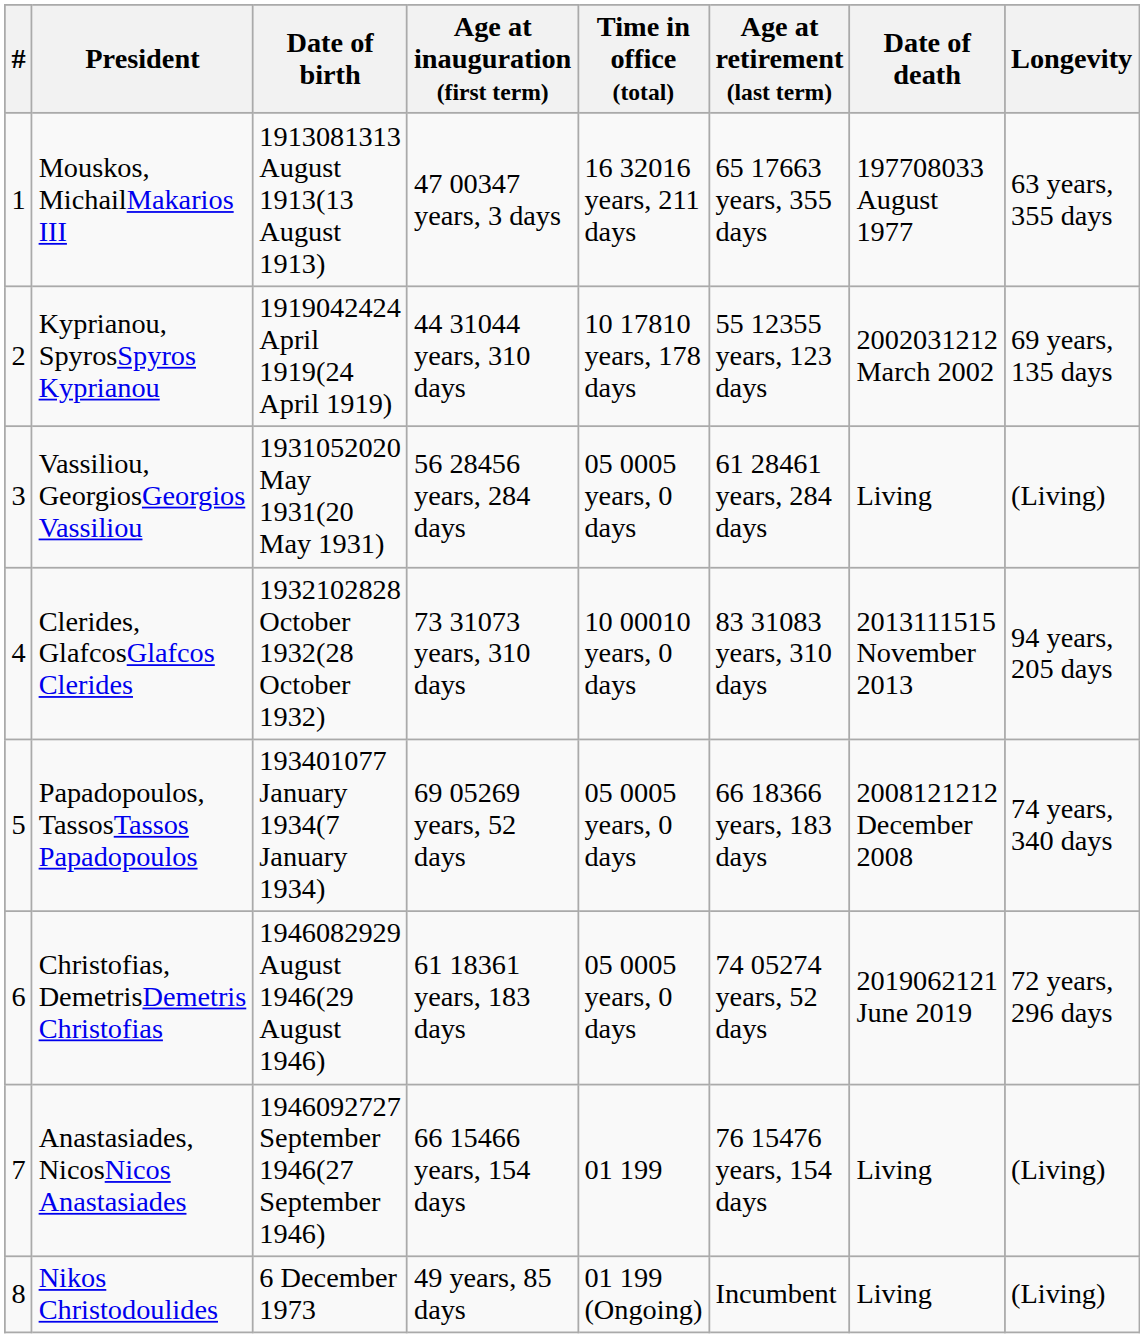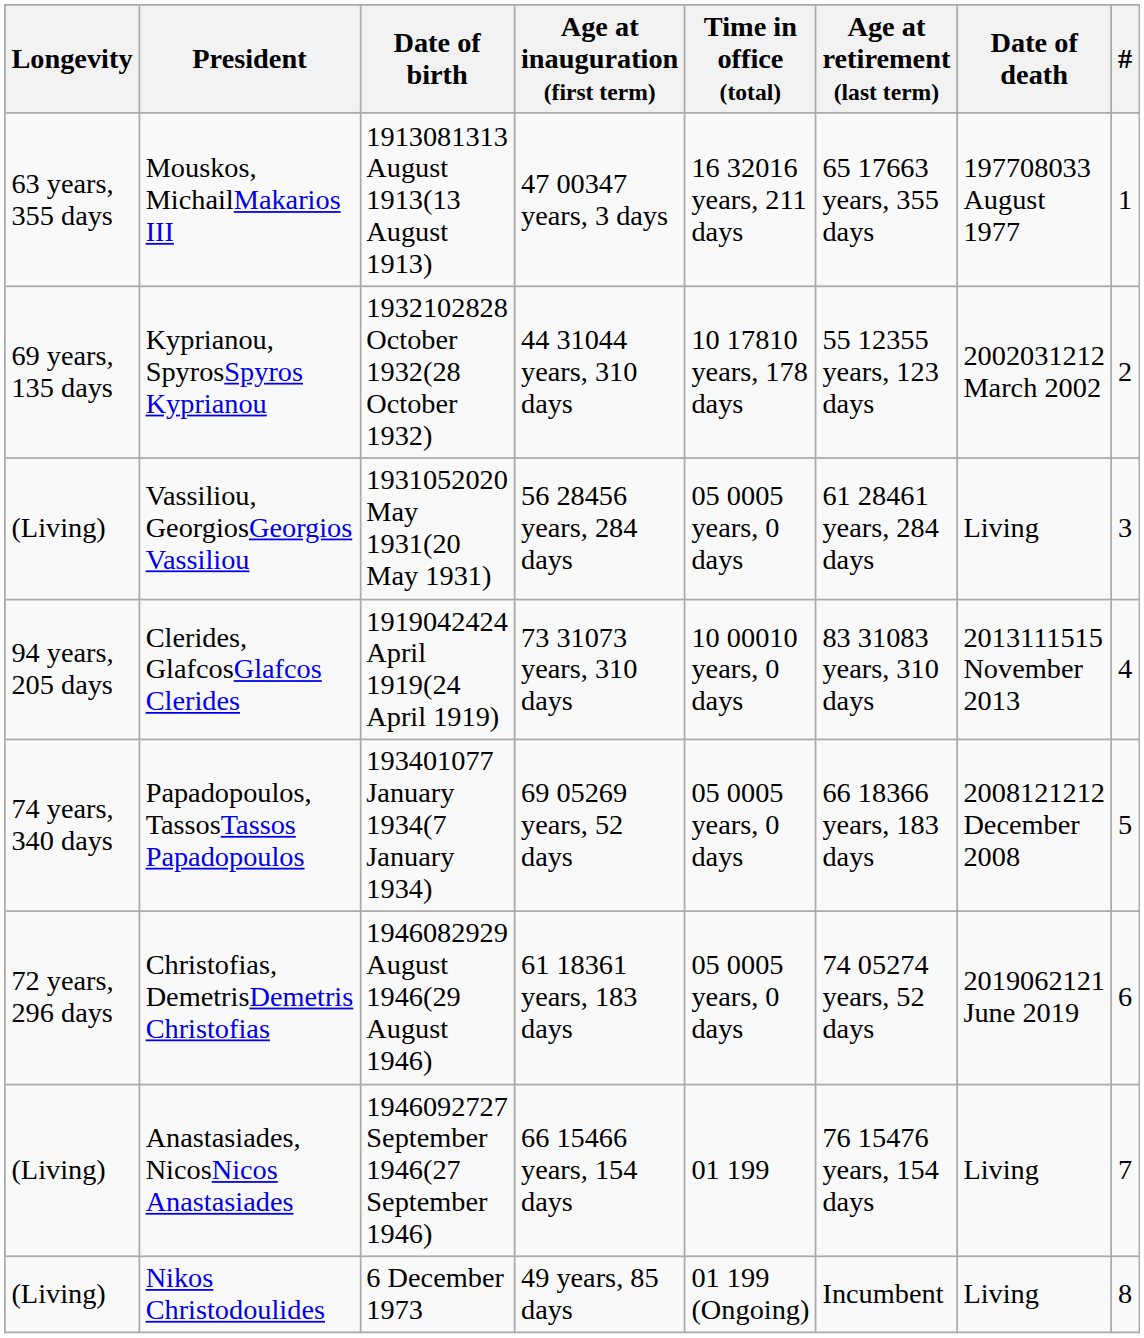columns swapped: (18, 58) <-> (1072, 58)
(330, 355) 1919042424 April 1919(24 April 1919) -> (437, 371) 1932102828 October 1932(28 October 1932)
(330, 652) 1932102828 October 1932(28 October 1932) -> (437, 668) 1919042424 April 1919(24 April 1919)
